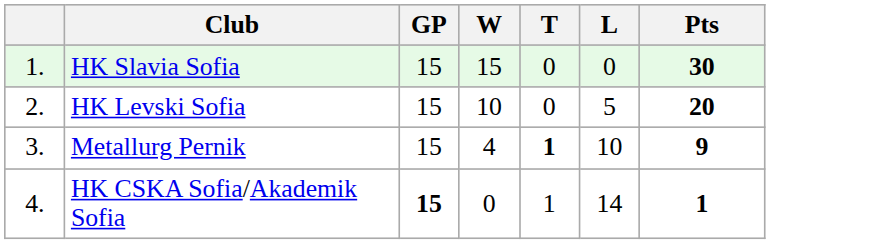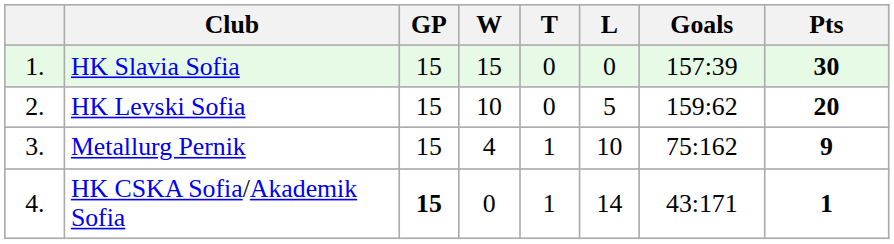+ column: (702, 24)
(549, 147) bold -> (549, 147) normal
